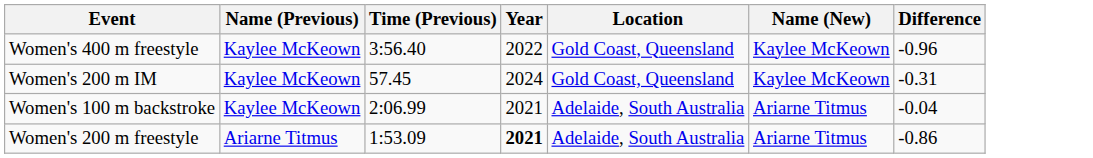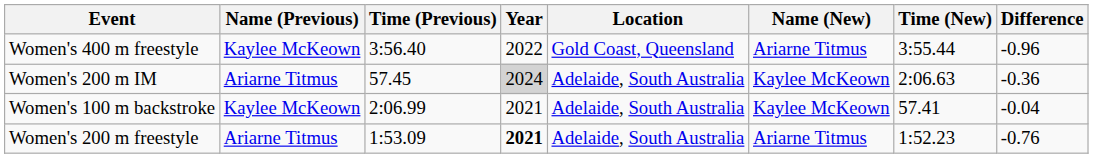+ column: (945, 19)
(821, 49) Kaylee McKeown -> (810, 49) Ariarne Titmus
(292, 78) Kaylee McKeown -> (281, 78) Ariarne Titmus
(524, 78) no background -> (524, 78) lightgrey background
(643, 78) Gold Coast, Queensland -> (648, 78) Adelaide, South Australia
(918, 78) -0.31 -> (1020, 78) -0.36
(810, 108) Ariarne Titmus -> (821, 108) Kaylee McKeown
(918, 138) -0.86 -> (1020, 138) -0.76
